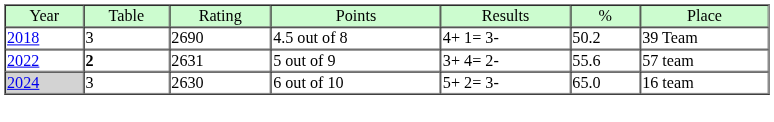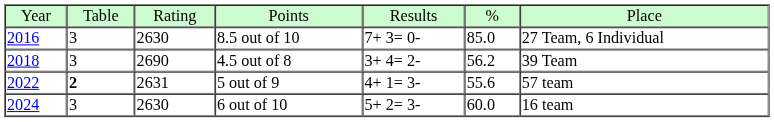+ row: (258, 38)
(471, 38) 4+ 1= 3- -> (393, 60) 3+ 4= 2-
(587, 38) 50.2 -> (481, 60) 56.2
(471, 60) 3+ 4= 2- -> (393, 82) 4+ 1= 3-
(23, 82) lightgrey background -> (23, 104) no background
(587, 82) 65.0 -> (481, 104) 60.0
